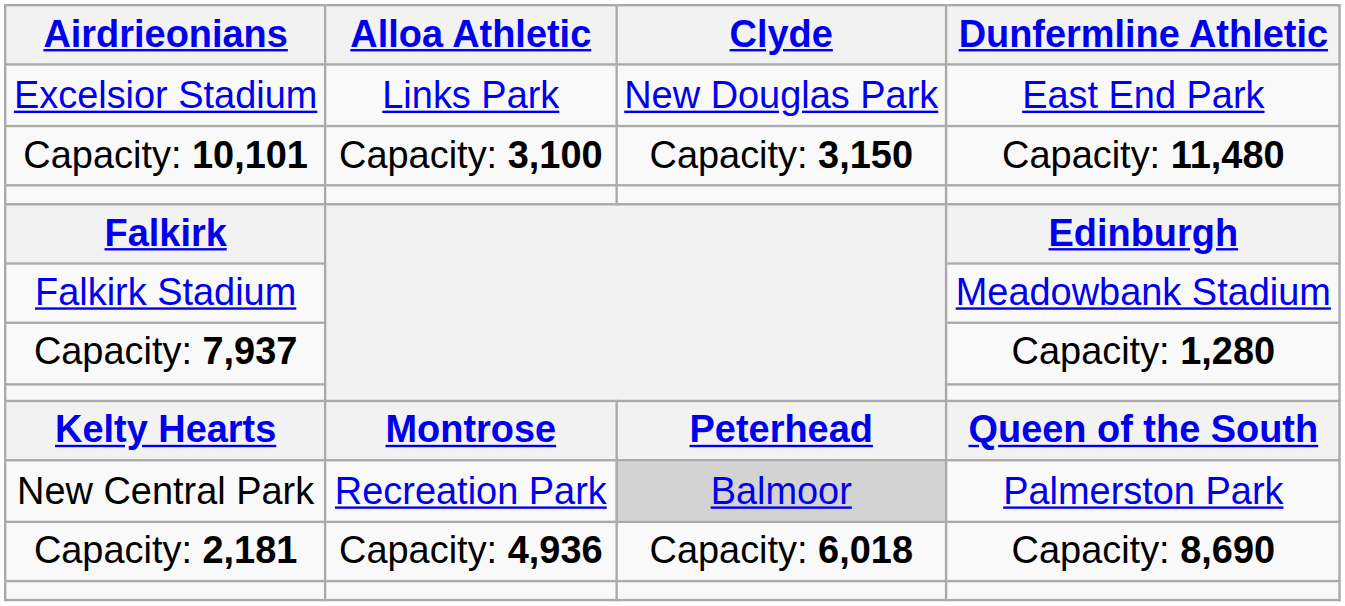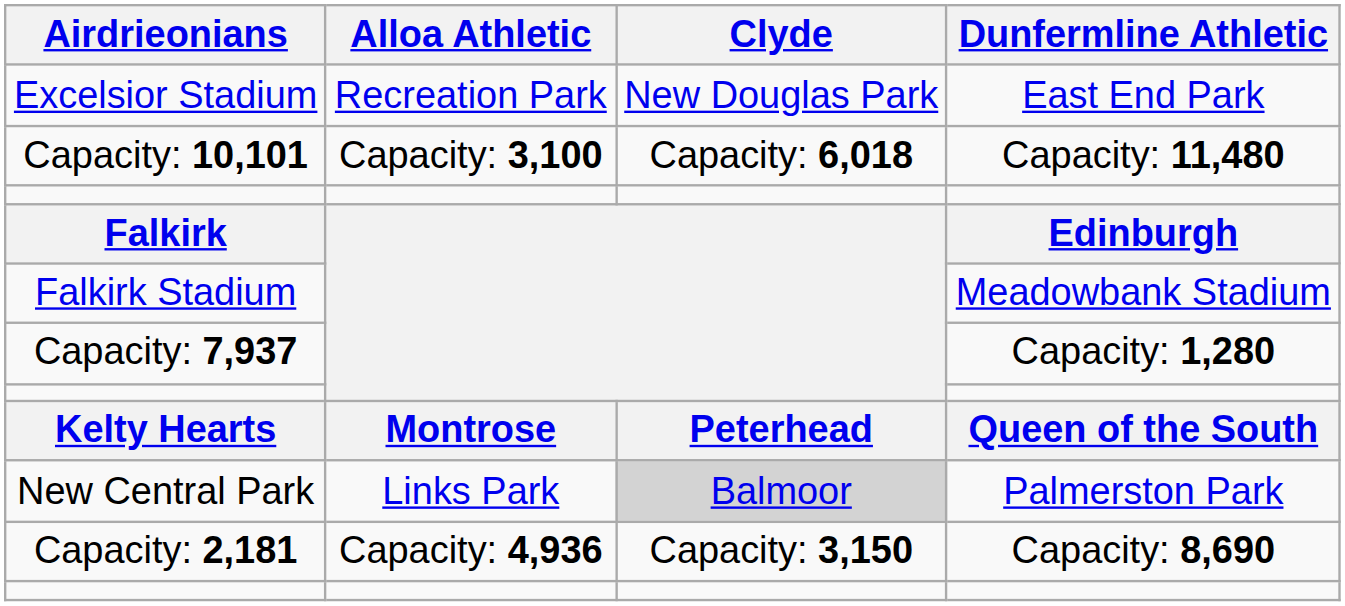(471, 94) Links Park -> (471, 94) Recreation Park
(781, 154) Capacity: 3,150 -> (781, 154) Capacity: 6,018
(471, 490) Recreation Park -> (471, 490) Links Park
(781, 550) Capacity: 6,018 -> (781, 550) Capacity: 3,150
